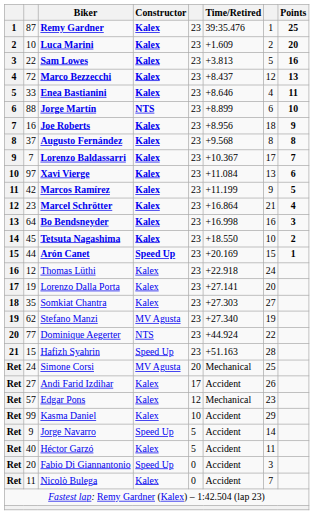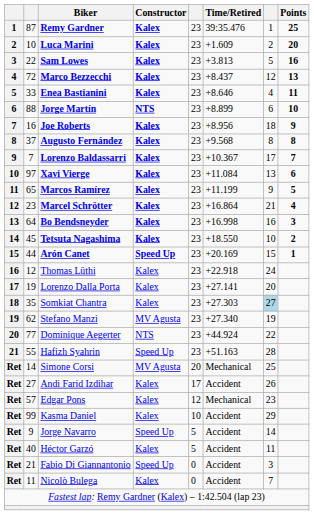(31, 189) 42 -> (31, 189) 65
(271, 302) no background -> (271, 302) lightblue background
(31, 351) 15 -> (31, 351) 55
(31, 367) 24 -> (31, 367) 14
(31, 464) 20 -> (31, 464) 21
